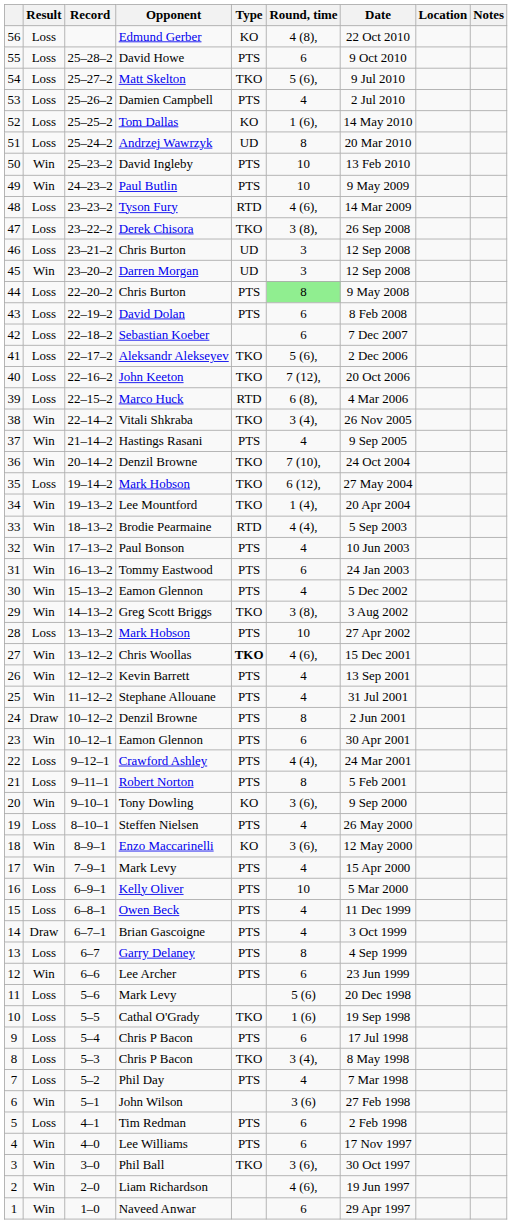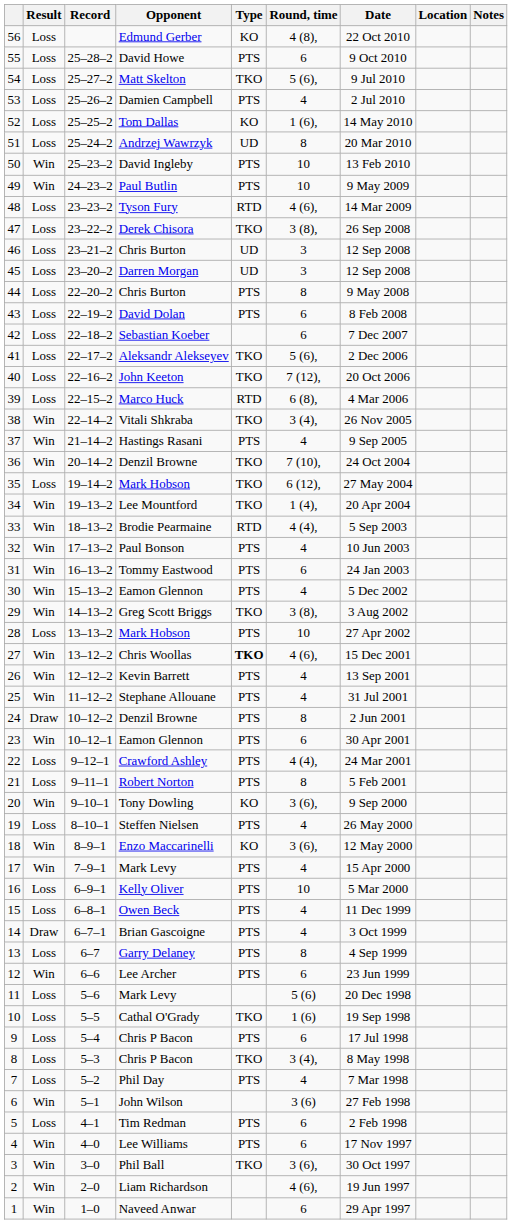(44, 270) Win -> (44, 270) Loss
(304, 292) lightgreen background -> (304, 292) no background
